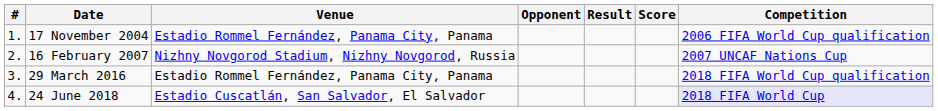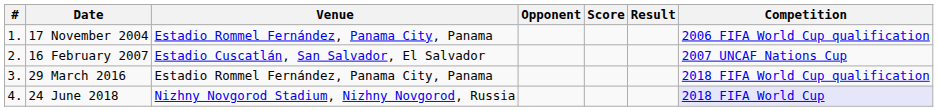columns swapped: (657, 15) <-> (610, 15)
(335, 55) Nizhny Novgorod Stadium, Nizhny Novgorod, Russia -> (320, 55) Estadio Cuscatlán, San Salvador, El Salvador
(320, 96) Estadio Cuscatlán, San Salvador, El Salvador -> (335, 96) Nizhny Novgorod Stadium, Nizhny Novgorod, Russia
